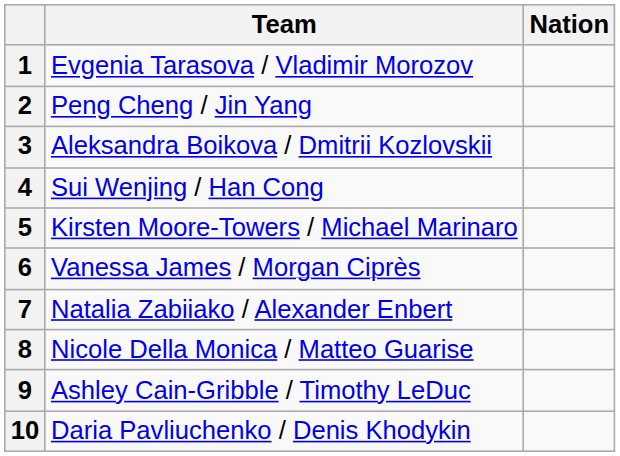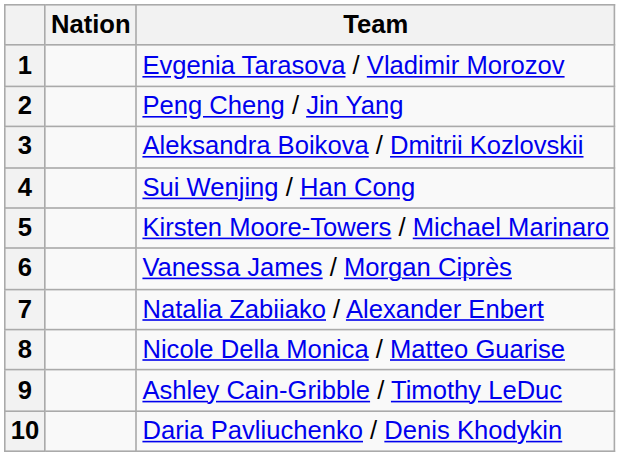columns swapped: (284, 24) <-> (569, 24)
